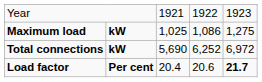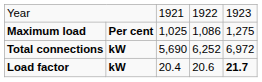(117, 31) kW -> (131, 31) Per cent
(131, 67) Per cent -> (117, 67) kW
